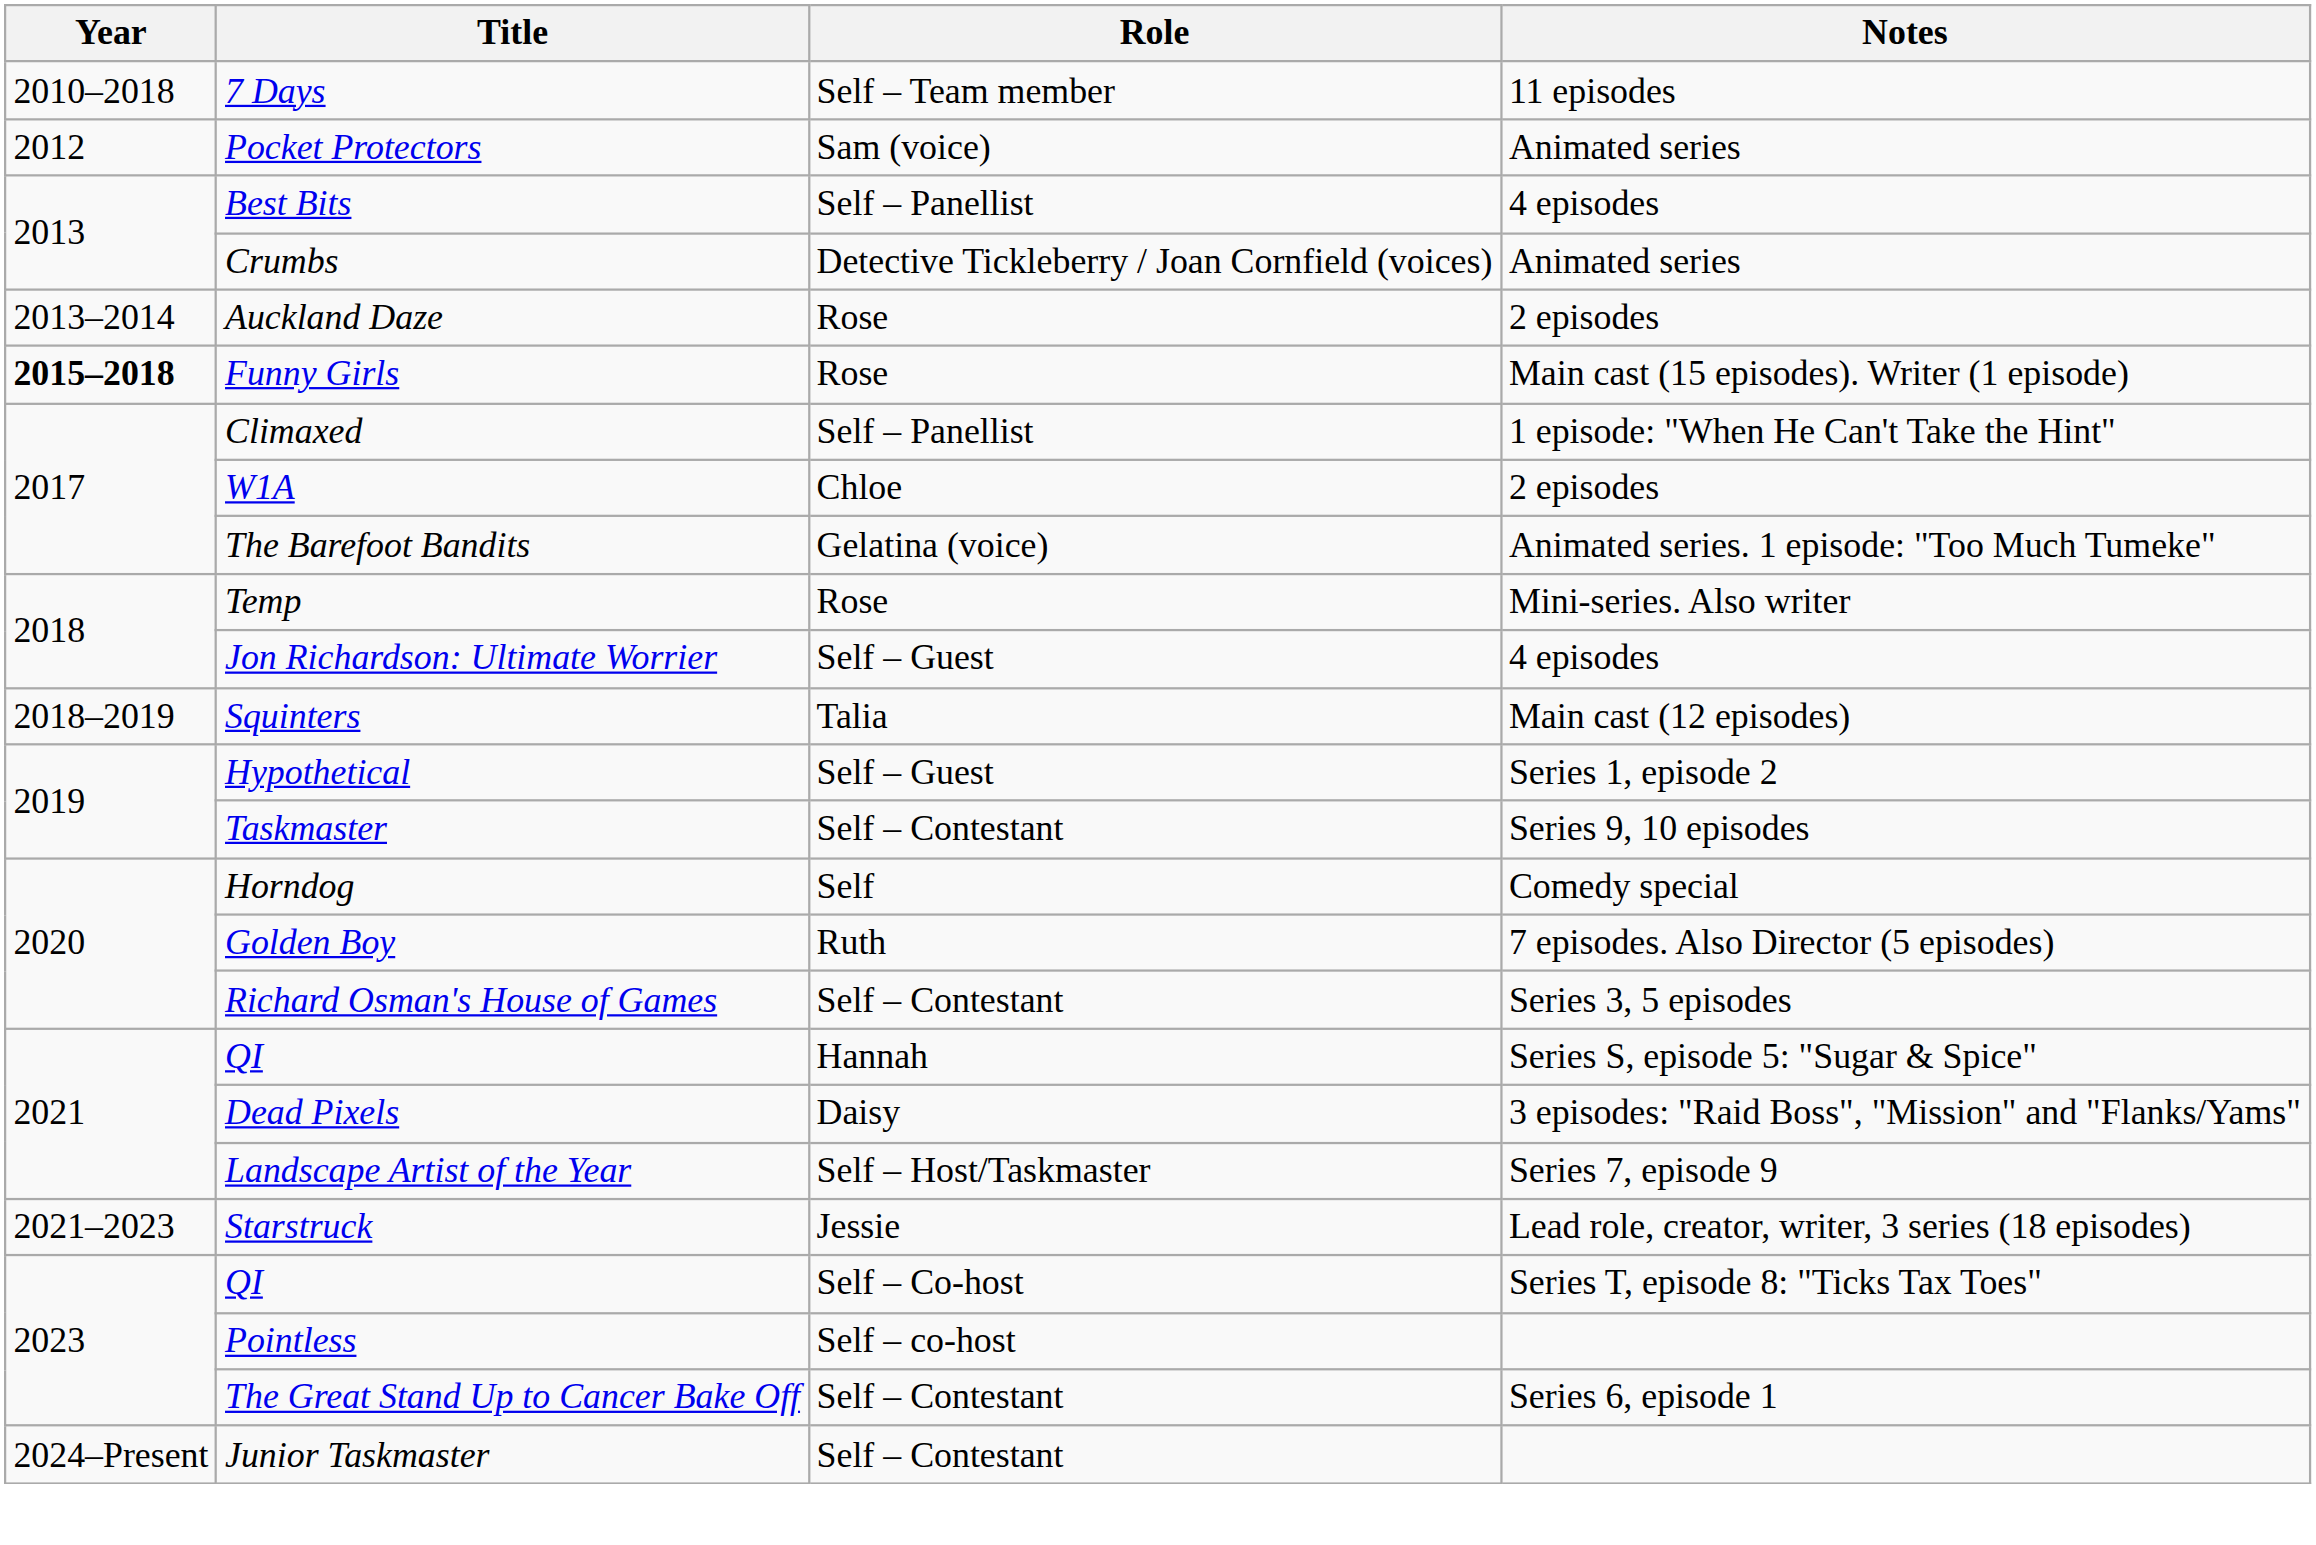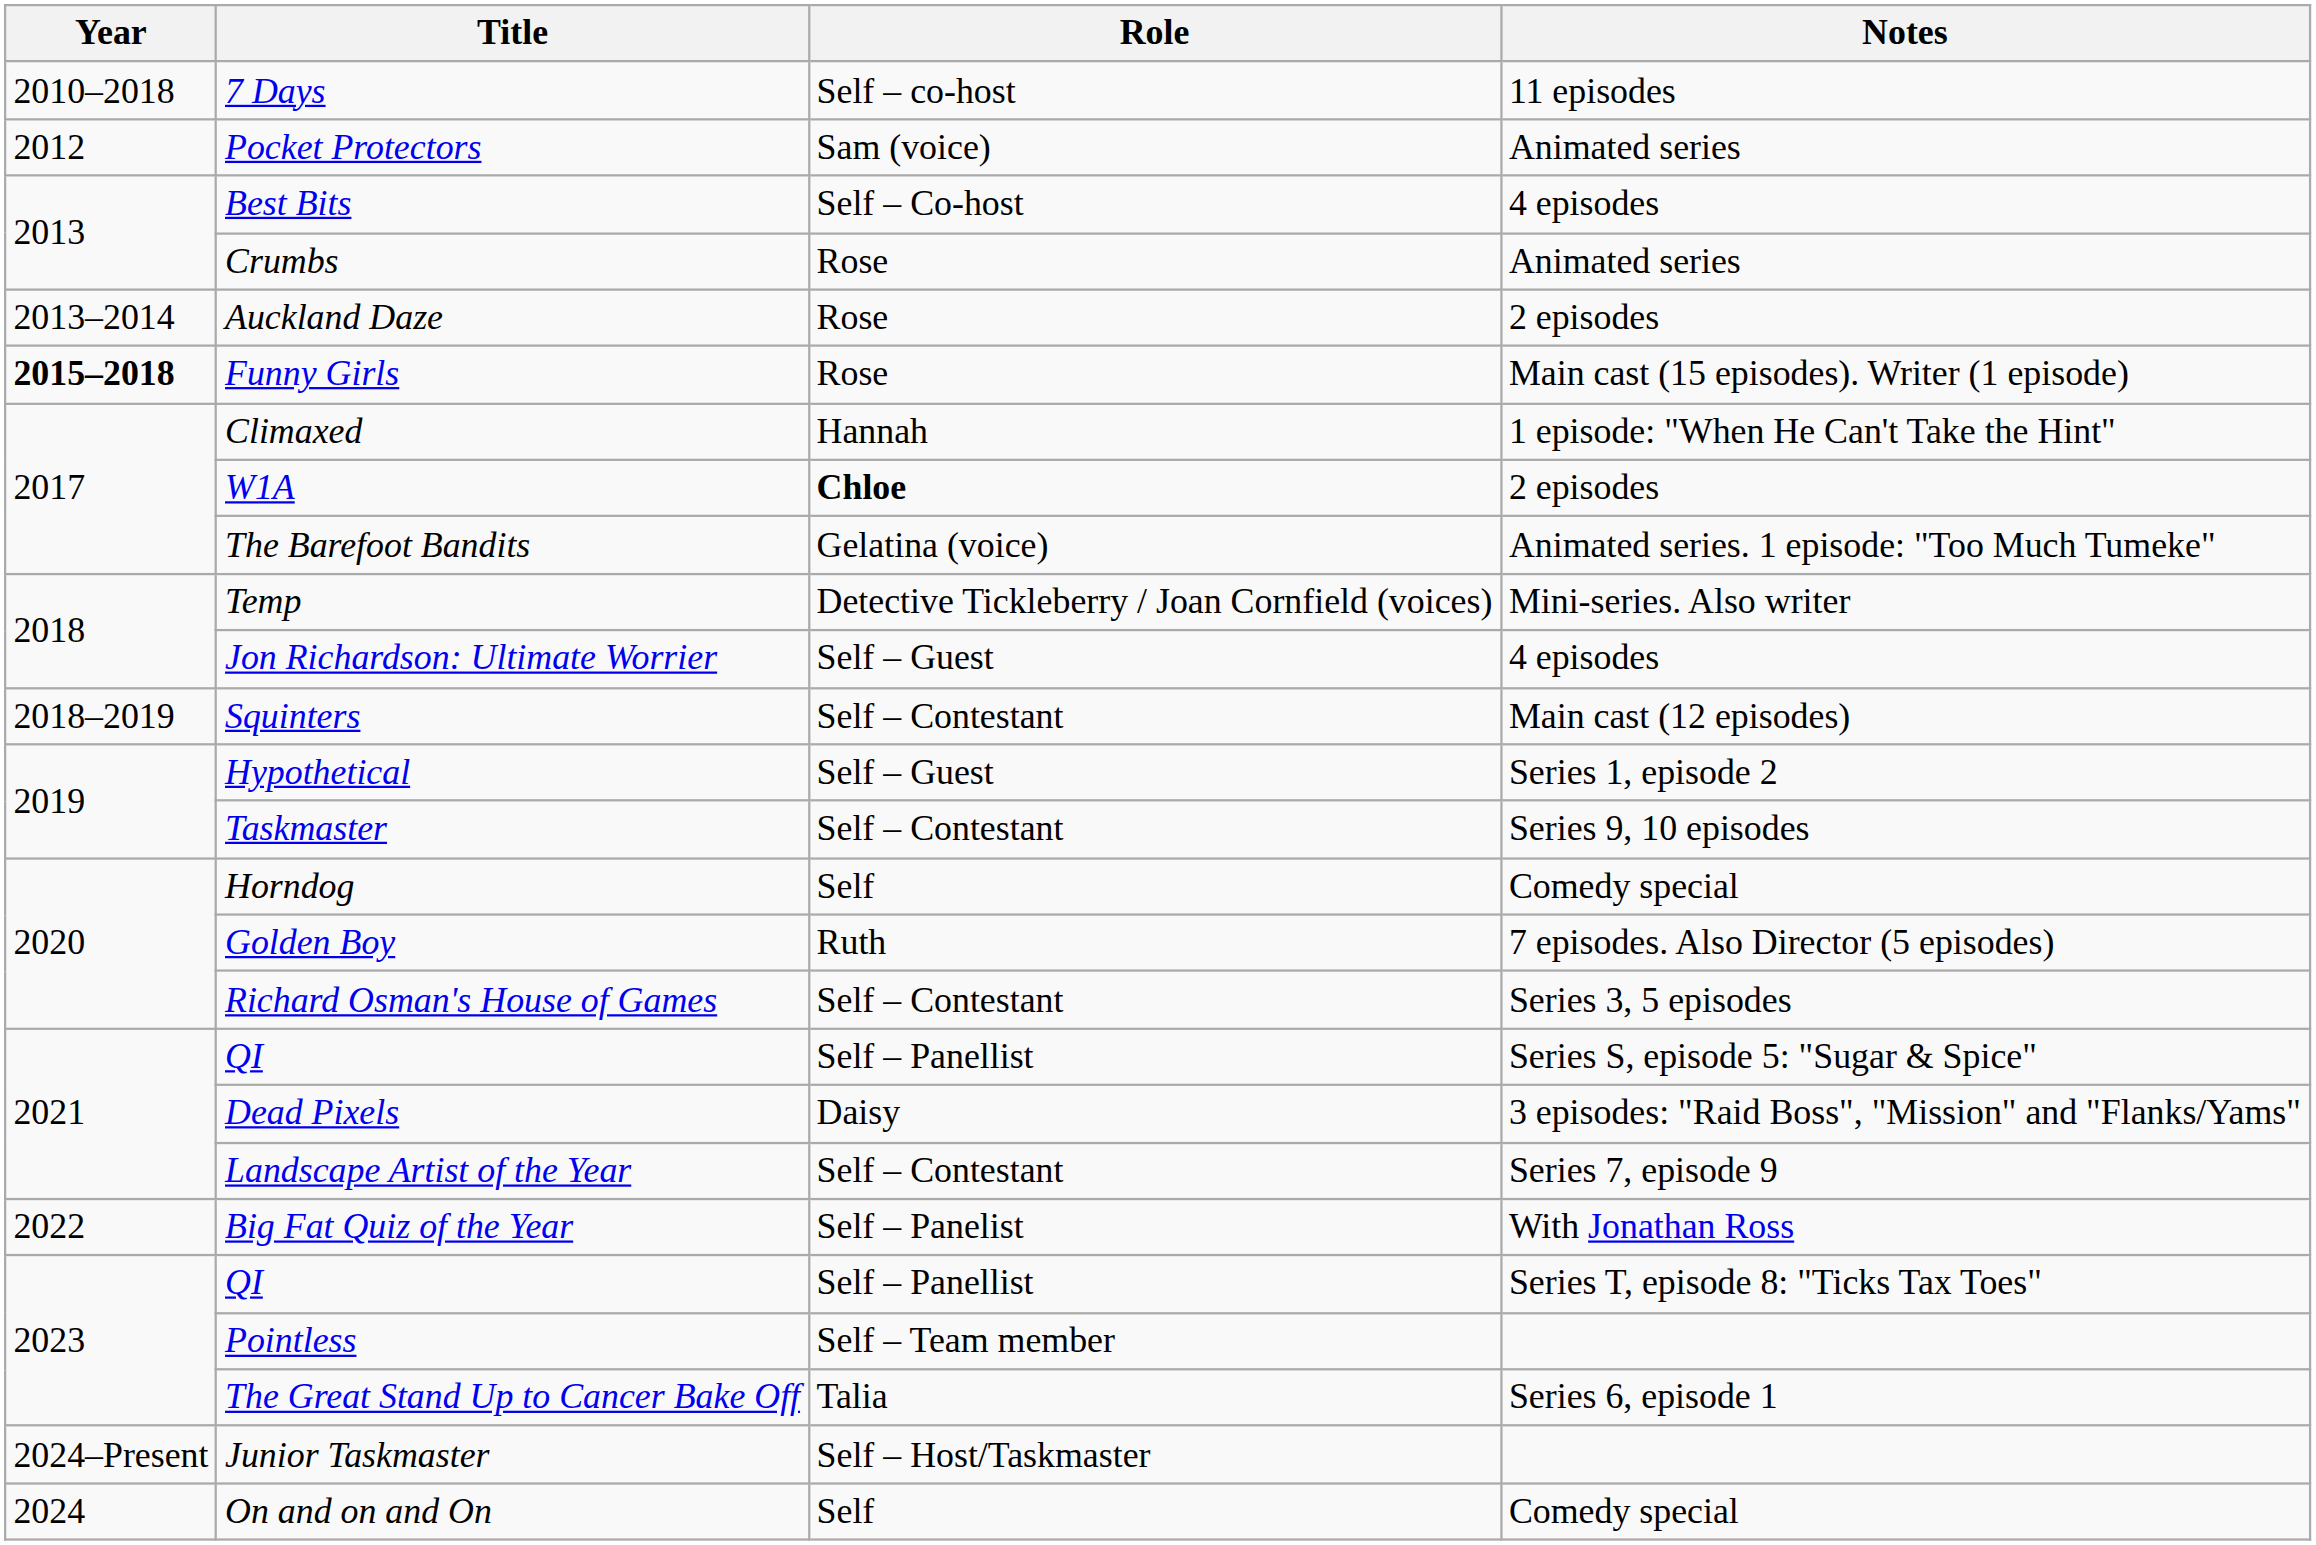(966, 89) Self – Team member -> (916, 89) Self – co-host
(925, 203) Self – Panellist -> (920, 203) Self – Co-host
(1154, 260) Detective Tickleberry / Joan Cornfield (voices) -> (852, 260) Rose
(925, 430) Self – Panellist -> (872, 430) Hannah
(859, 487) normal -> (861, 487) bold
(852, 601) Rose -> (1154, 601) Detective Tickleberry / Joan Cornfield (voices)
(852, 714) Talia -> (940, 714) Self – Contestant
(872, 1056) Hannah -> (925, 1056) Self – Panellist
(984, 1169) Self – Host/Taskmaster -> (940, 1169) Self – Contestant
- row: (299, 1226)
+ row: (399, 1226)
(920, 1283) Self – Co-host -> (925, 1283) Self – Panellist
(916, 1340) Self – co-host -> (966, 1340) Self – Team member
(940, 1397) Self – Contestant -> (852, 1397) Talia
(940, 1453) Self – Contestant -> (984, 1453) Self – Host/Taskmaster
+ row: (358, 1510)
